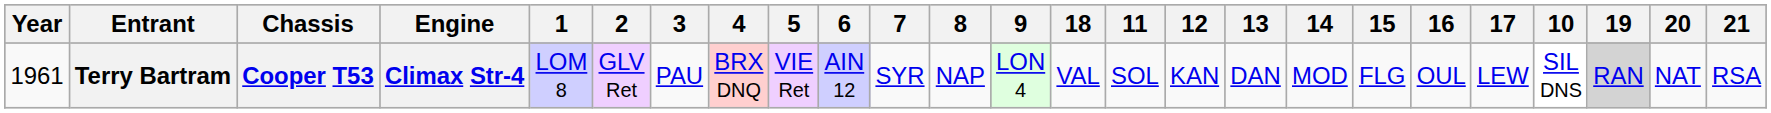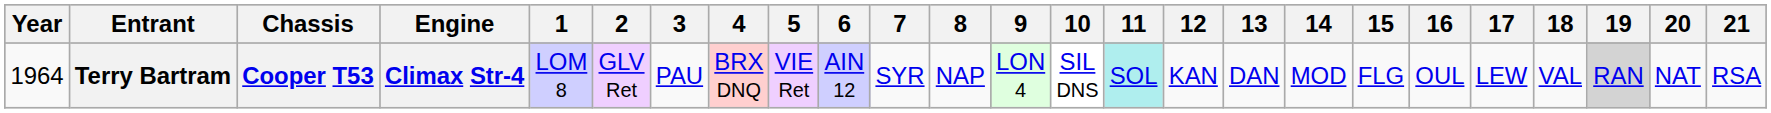columns swapped: (1561, 24) <-> (1078, 24)
(37, 75) 1961 -> (37, 75) 1964
(1135, 75) no background -> (1134, 75) paleturquoise background
